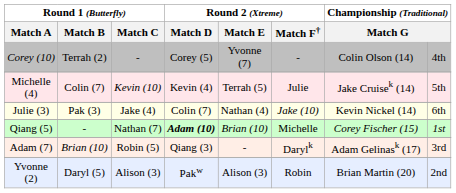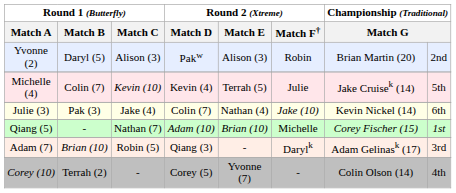rows swapped: (31, 172) <-> (31, 57)
(191, 128) bold -> (191, 128) normal
